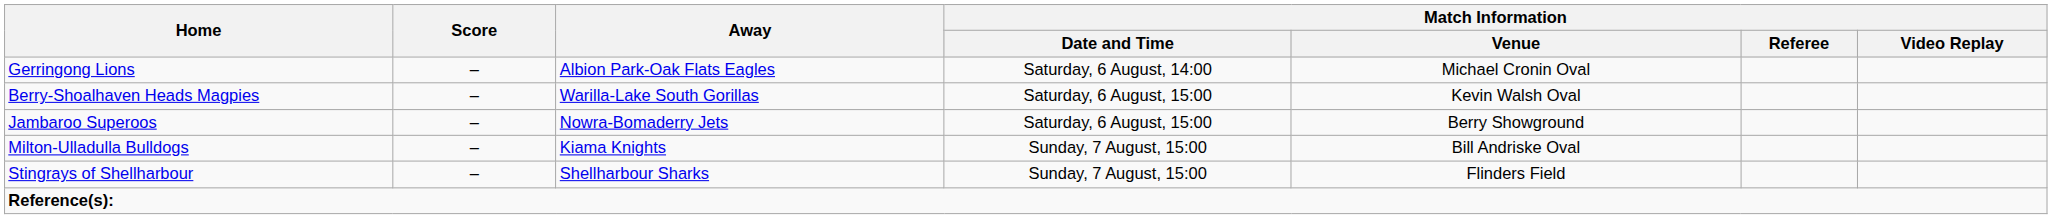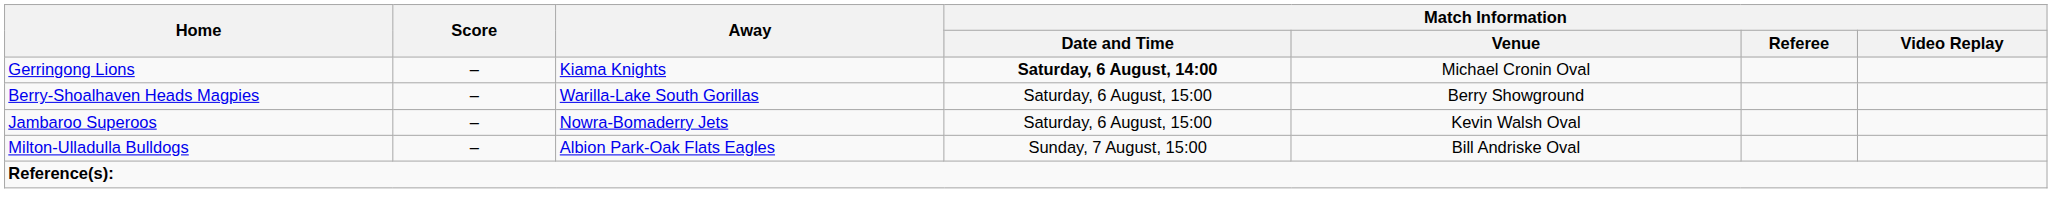(667, 69) Albion Park-Oak Flats Eagles -> (613, 69) Kiama Knights
(1118, 69) normal -> (1118, 69) bold
(1516, 95) Kevin Walsh Oval -> (1516, 95) Berry Showground
(1516, 122) Berry Showground -> (1516, 122) Kevin Walsh Oval
(613, 148) Kiama Knights -> (667, 148) Albion Park-Oak Flats Eagles
- row: (101, 174)
